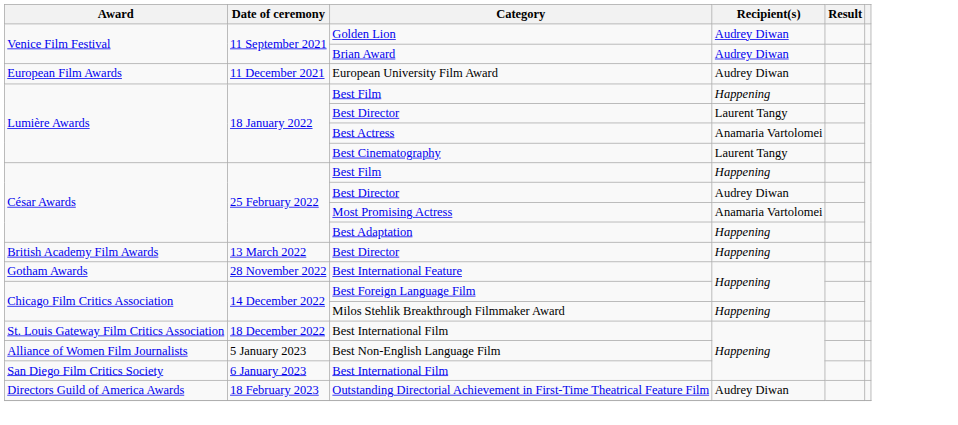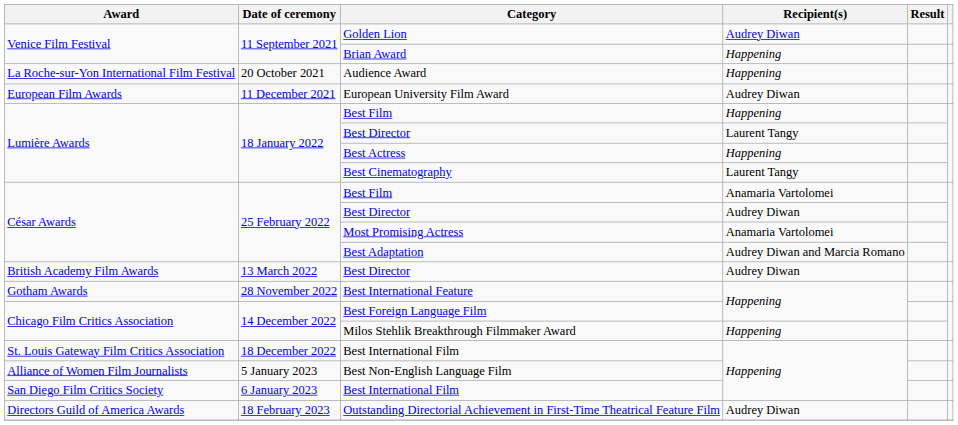(752, 53) Audrey Diwan -> (754, 53) Happening
+ row: (121, 73)
(769, 133) Anamaria Vartolomei -> (754, 152) Happening
(743, 172) Happening -> (780, 192) Anamaria Vartolomei
(743, 232) Happening -> (815, 251) Audrey Diwan and Marcia Romano
(743, 251) Happening -> (763, 271) Audrey Diwan
